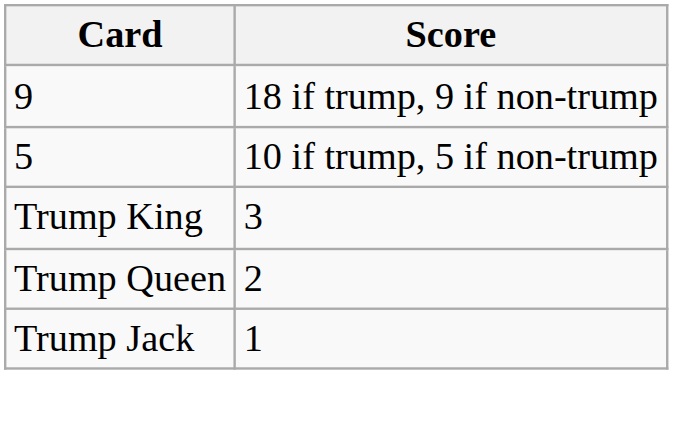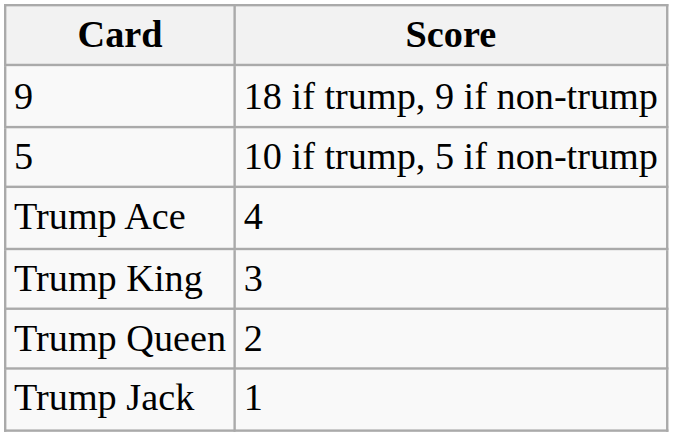+ row: (100, 216)
